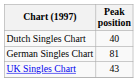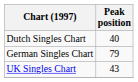(114, 54) 81 -> (114, 54) 79
